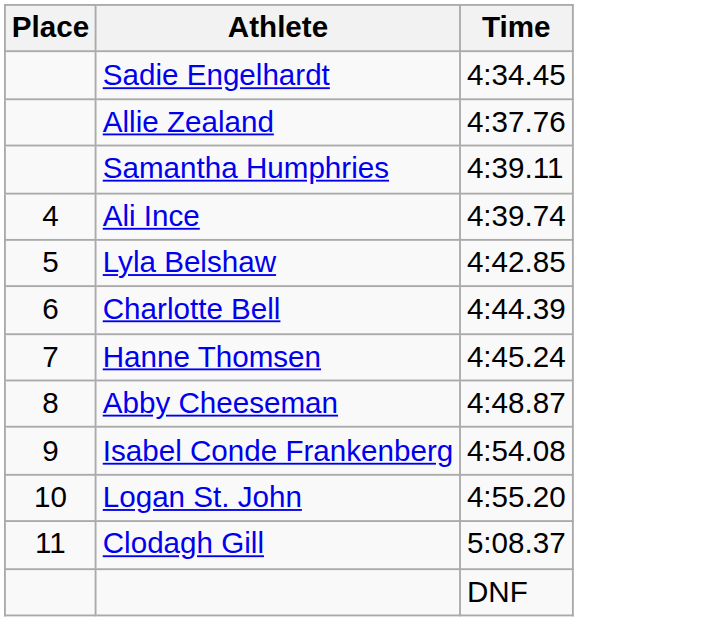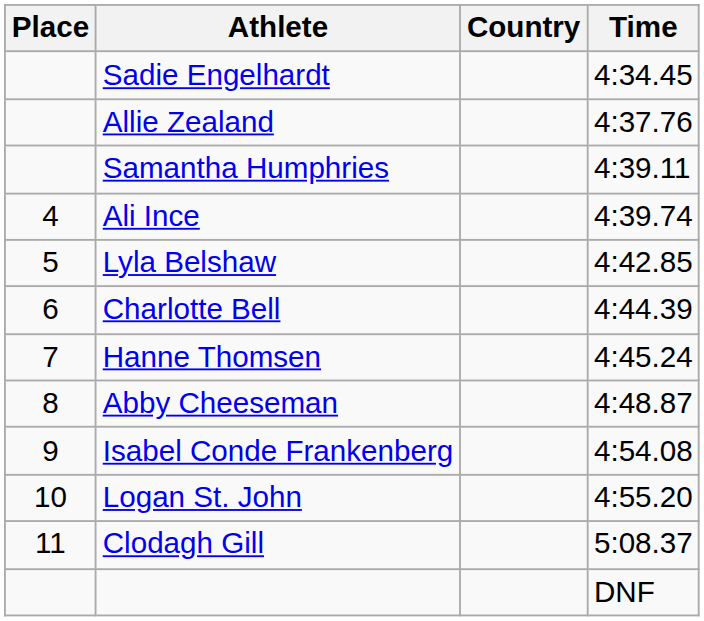+ column: (524, 27)
